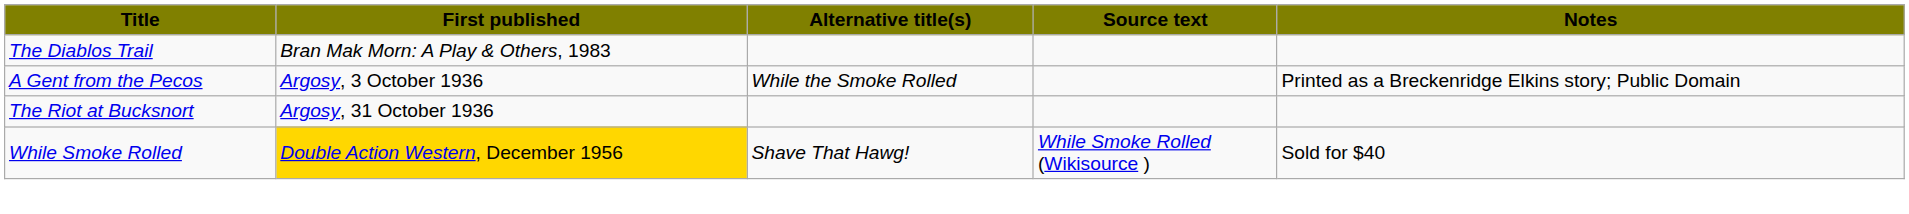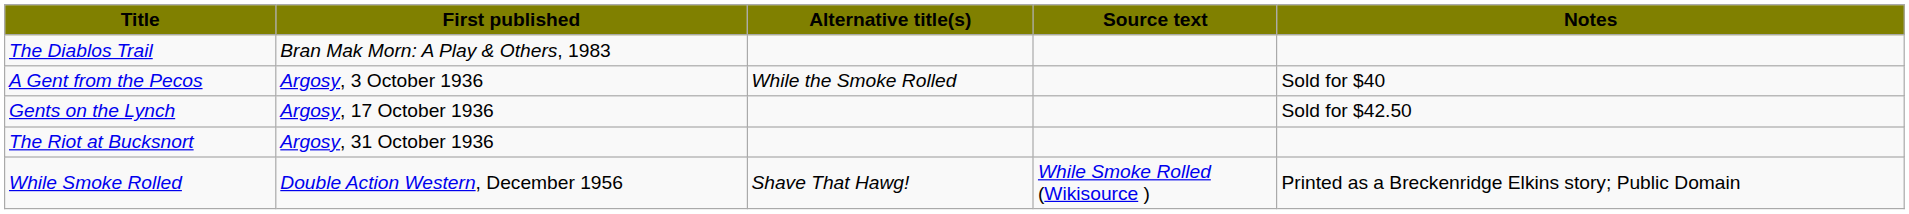(1511, 80) Printed as a Breckenridge Elkins story; Public Domain -> (1333, 80) Sold for $40
+ row: (92, 111)
(452, 152) gold background -> (452, 182) no background
(1333, 152) Sold for $40 -> (1511, 182) Printed as a Breckenridge Elkins story; Public Domain
